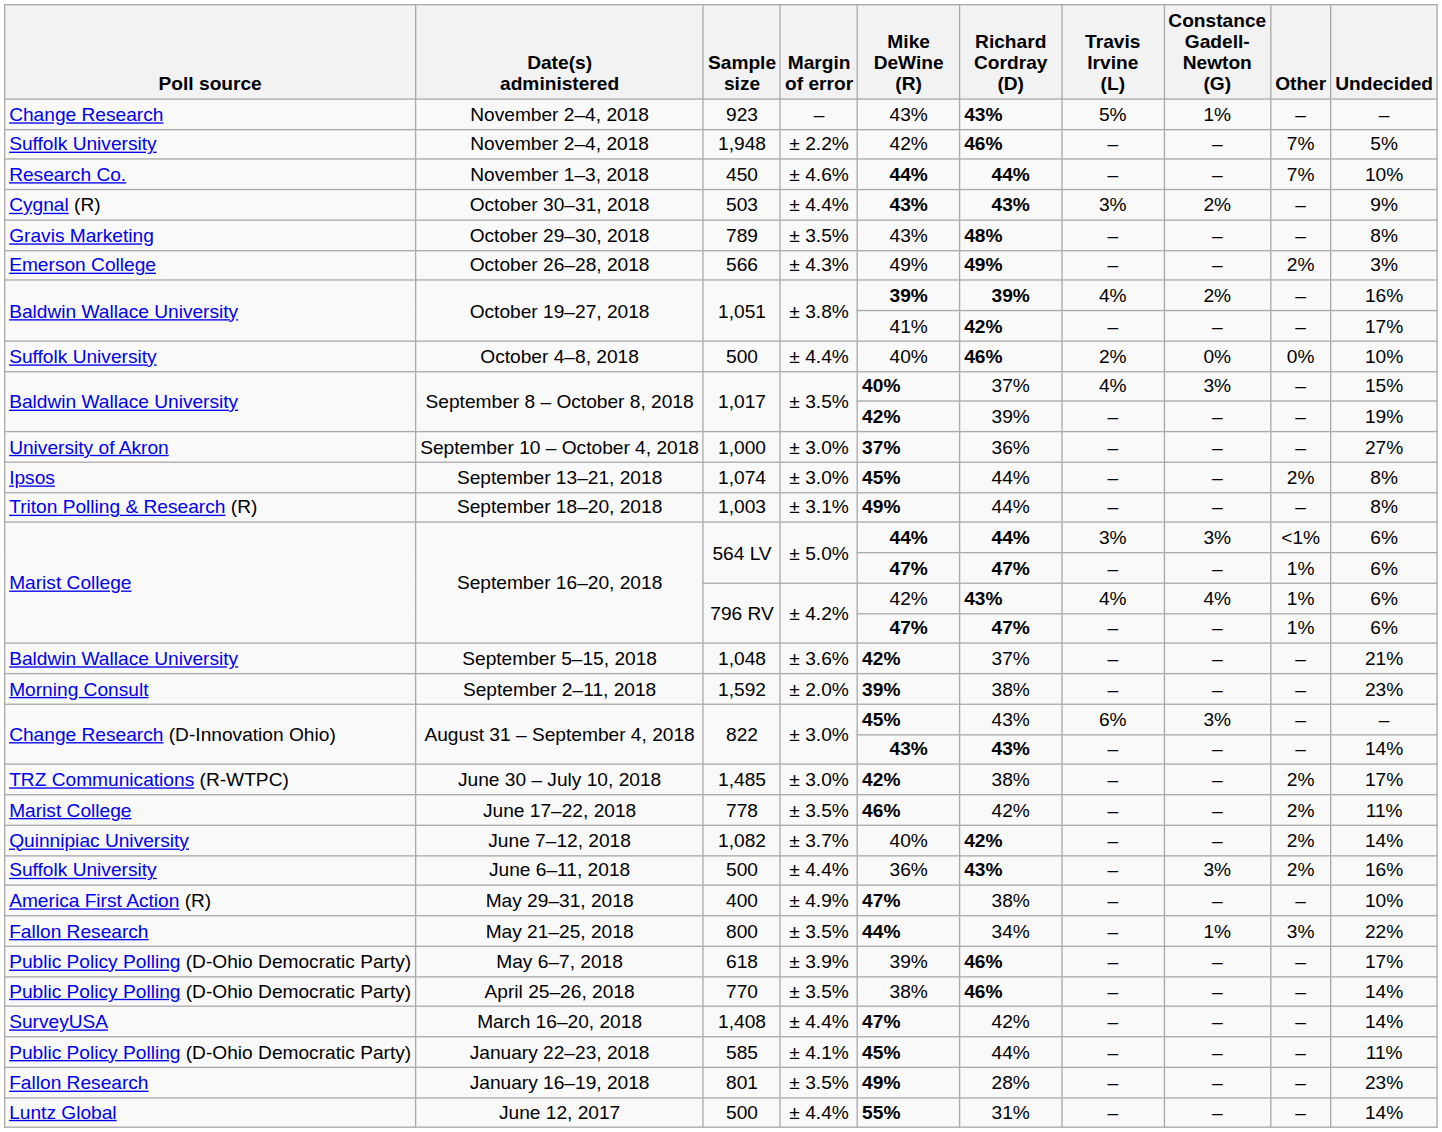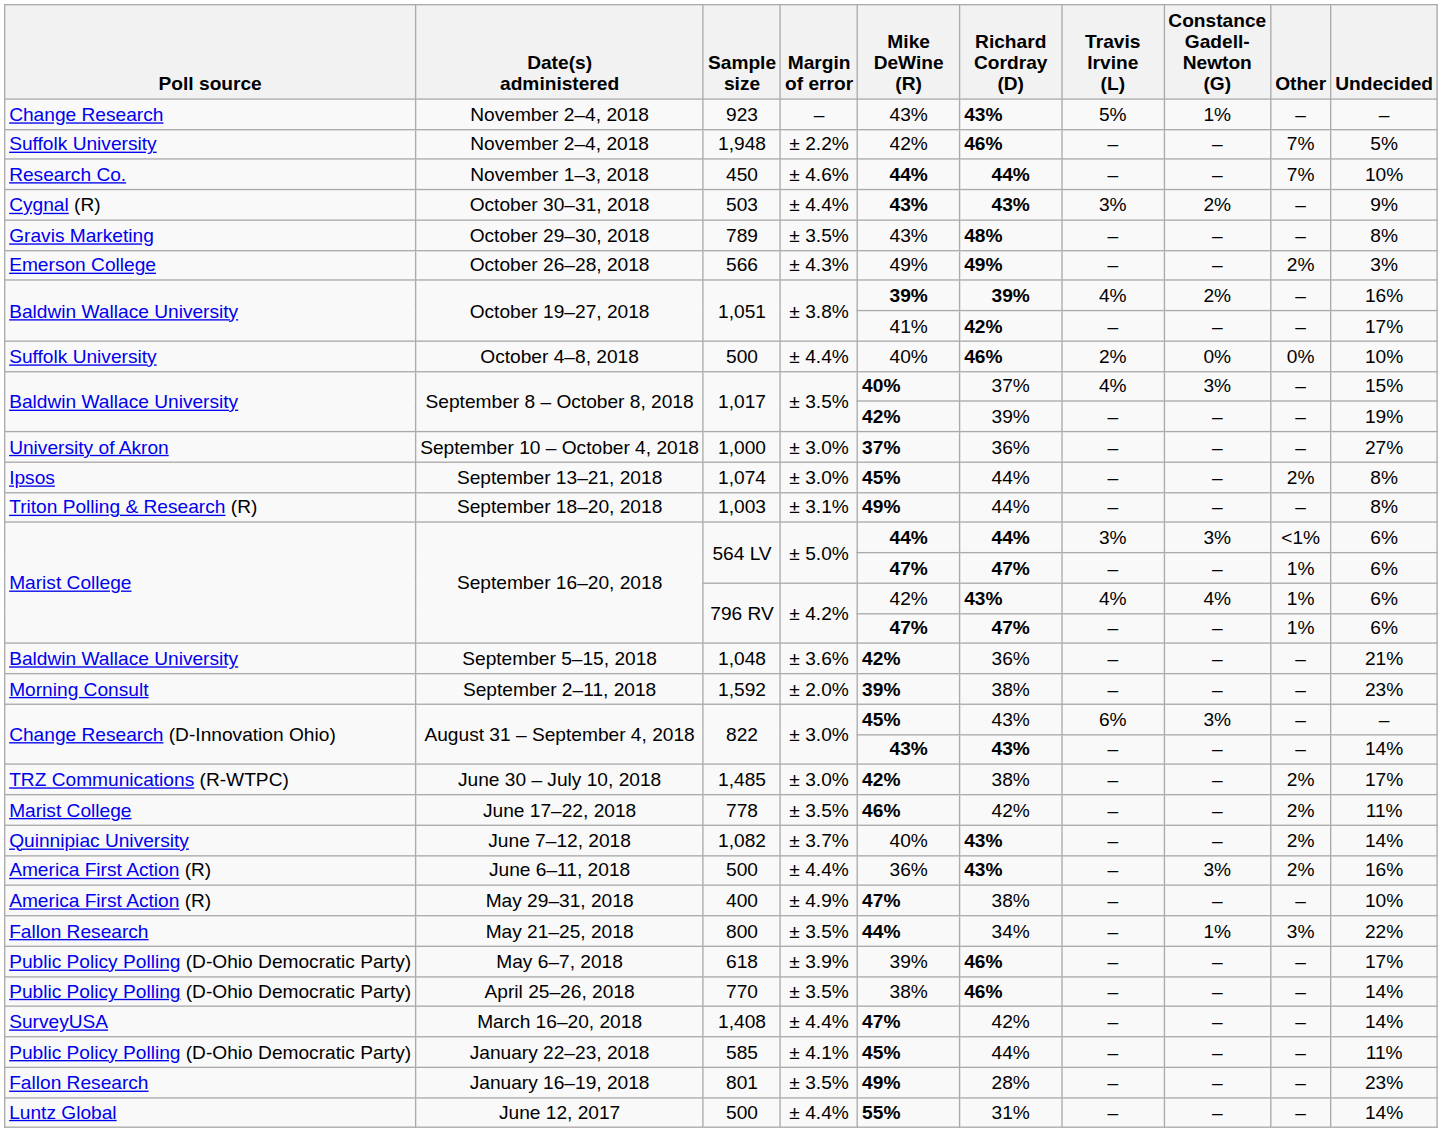(1011, 659) 37% -> (1011, 659) 36%
(983, 840) 42% -> (983, 840) 43%
(83, 871) Suffolk University -> (110, 871) America First Action (R)
